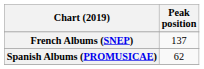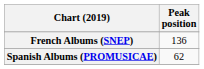(179, 40) 137 -> (179, 40) 136
